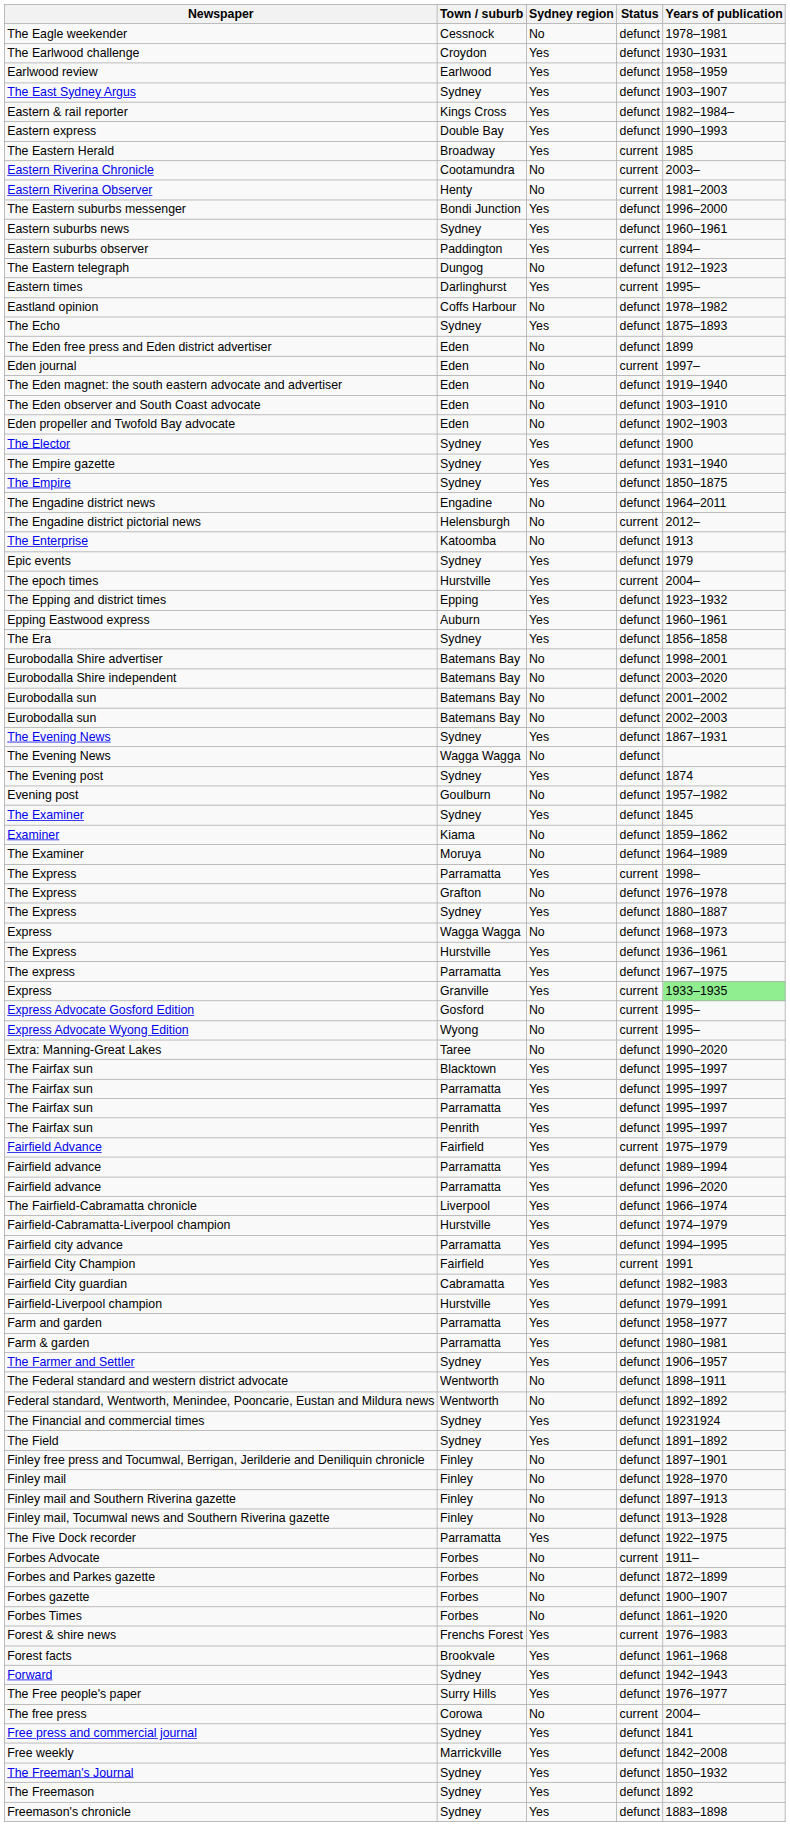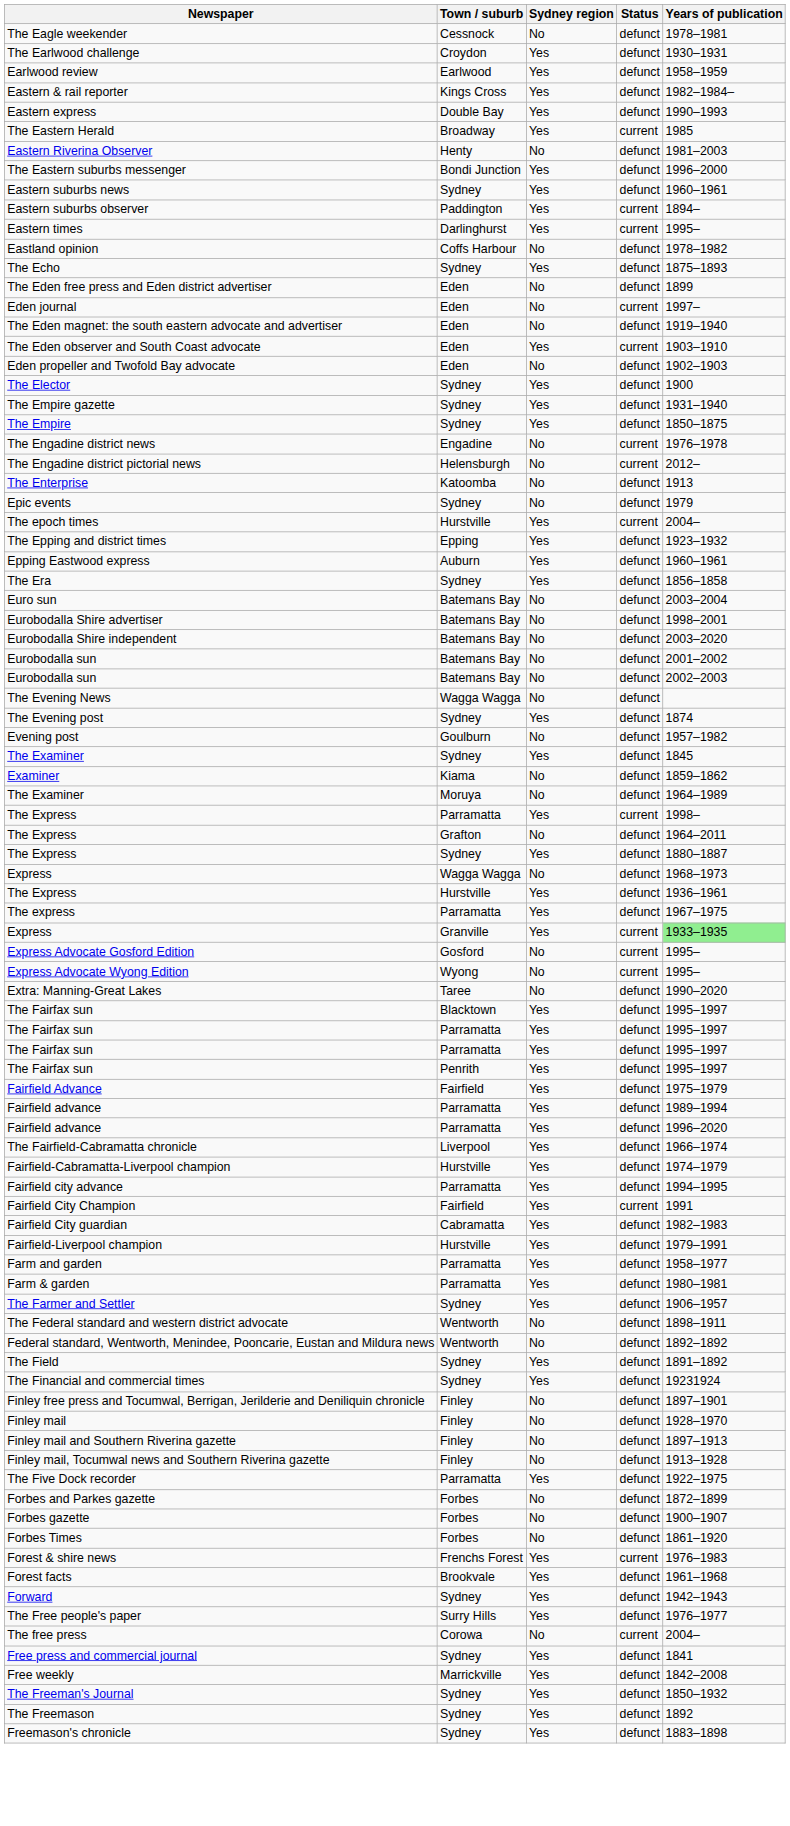- row: (72, 92)
- row: (80, 170)
(639, 190) current -> (640, 151) defunct
- row: (68, 268)
(537, 405) No -> (539, 346) Yes
(640, 405) defunct -> (639, 346) current
(640, 502) defunct -> (639, 444) current
(696, 502) 1964–2011 -> (696, 444) 1976–1978
(539, 561) Yes -> (537, 502) No
+ row: (32, 600)
- row: (59, 737)
(696, 893) 1976–1978 -> (696, 834) 1964–2011
(639, 1147) current -> (640, 1088) defunct
rows swapped: (33, 1440) <-> (106, 1421)
- row: (53, 1557)
